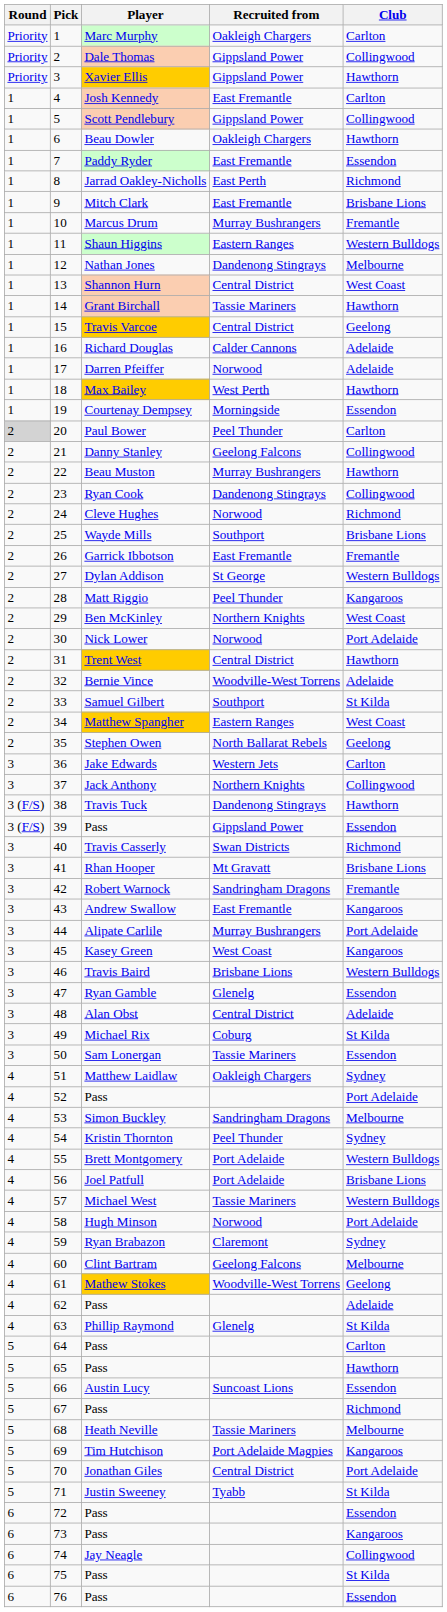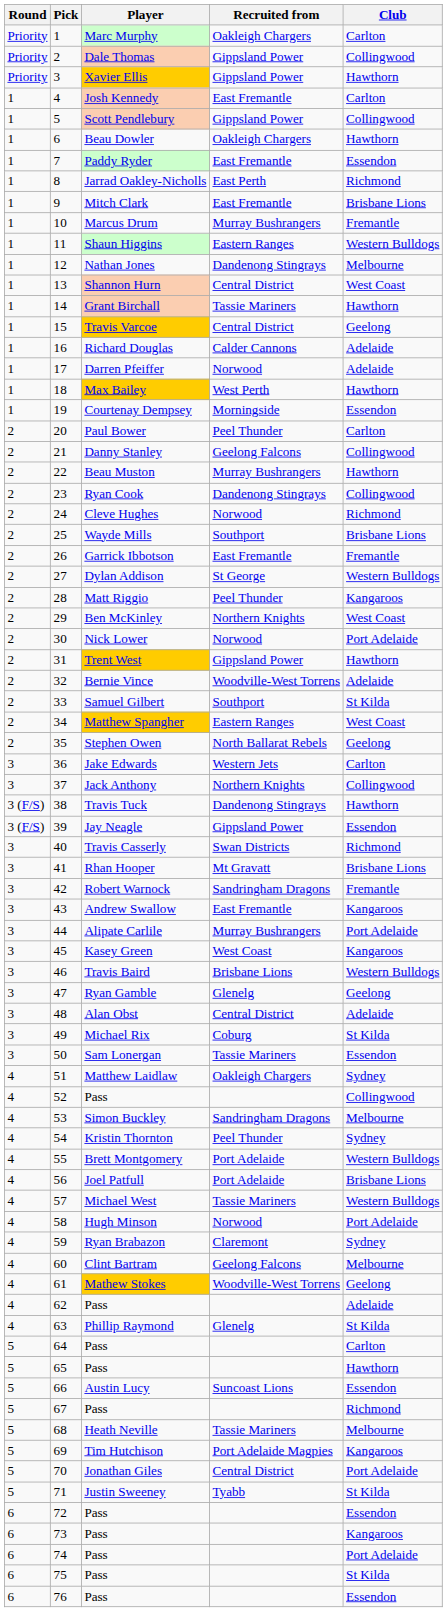(11, 431) lightgrey background -> (11, 431) no background
(253, 659) Central District -> (258, 659) Gippsland Power
(96, 826) Pass -> (113, 826) Jay Neagle
(371, 992) Essendon -> (368, 992) Geelong
(382, 1096) Port Adelaide -> (380, 1096) Collingwood
(113, 1554) Jay Neagle -> (96, 1554) Pass
(380, 1554) Collingwood -> (382, 1554) Port Adelaide
